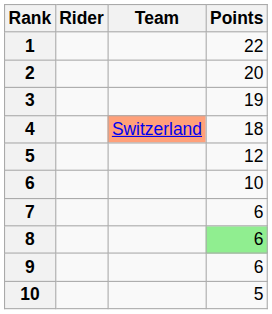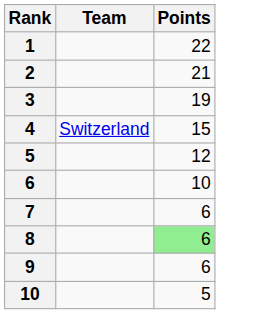- column: (82, 18)
(254, 73) 20 -> (201, 73) 21
(157, 128) lightsalmon background -> (104, 128) no background
(254, 128) 18 -> (201, 128) 15
